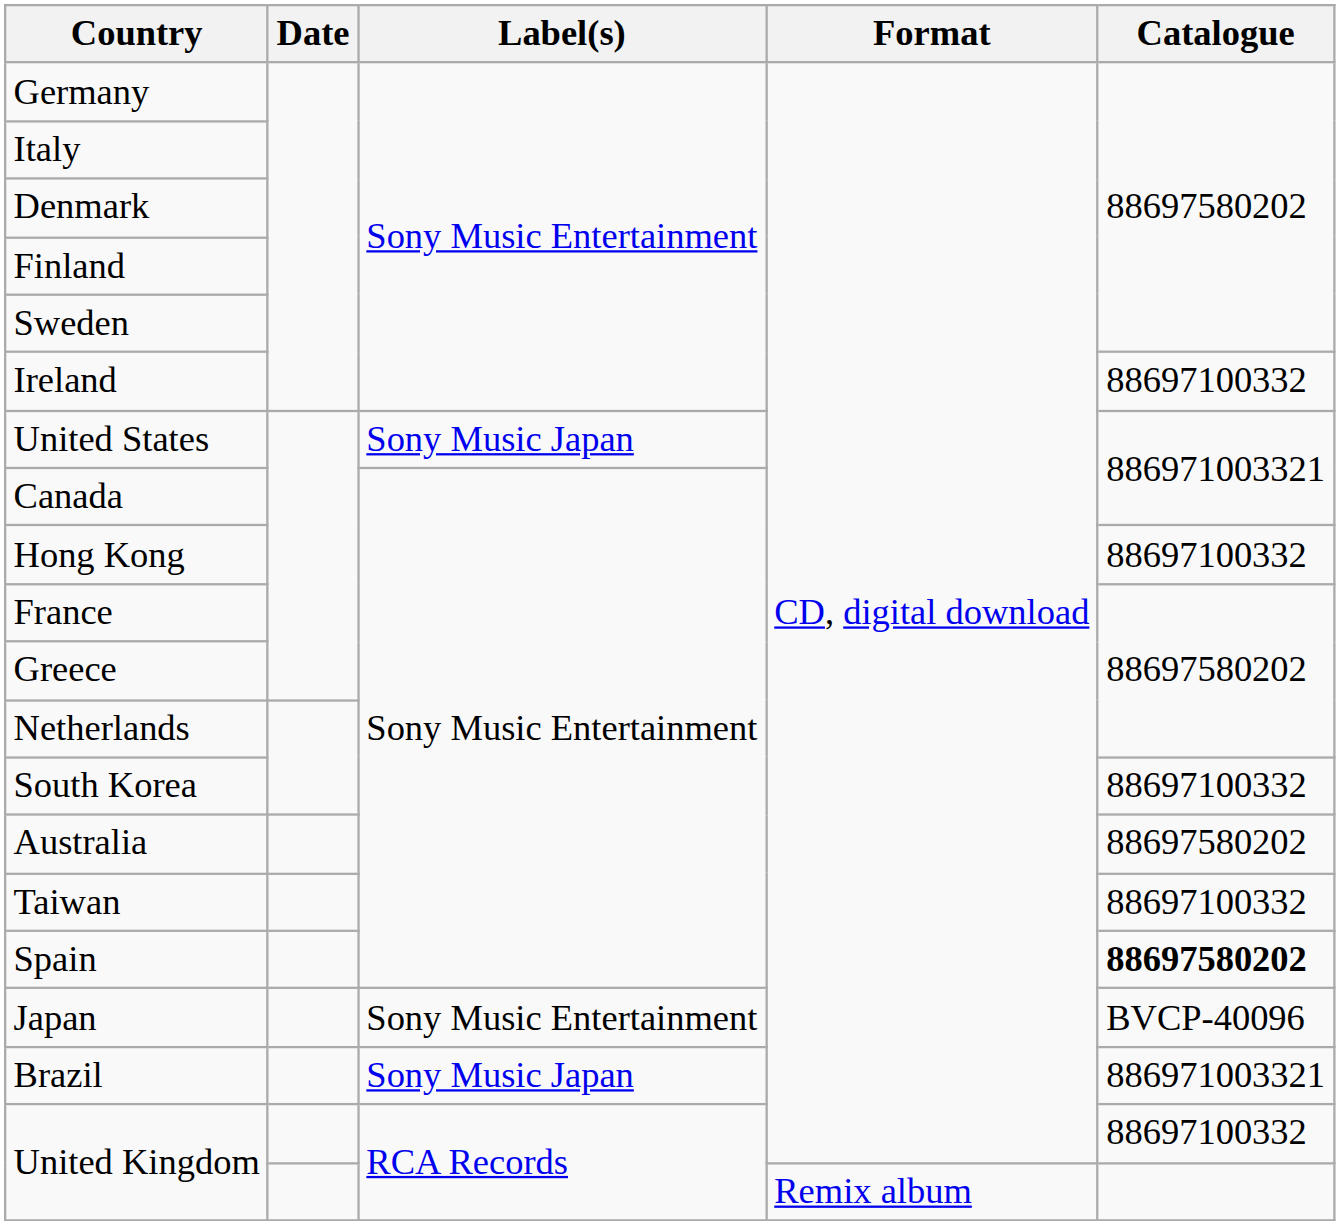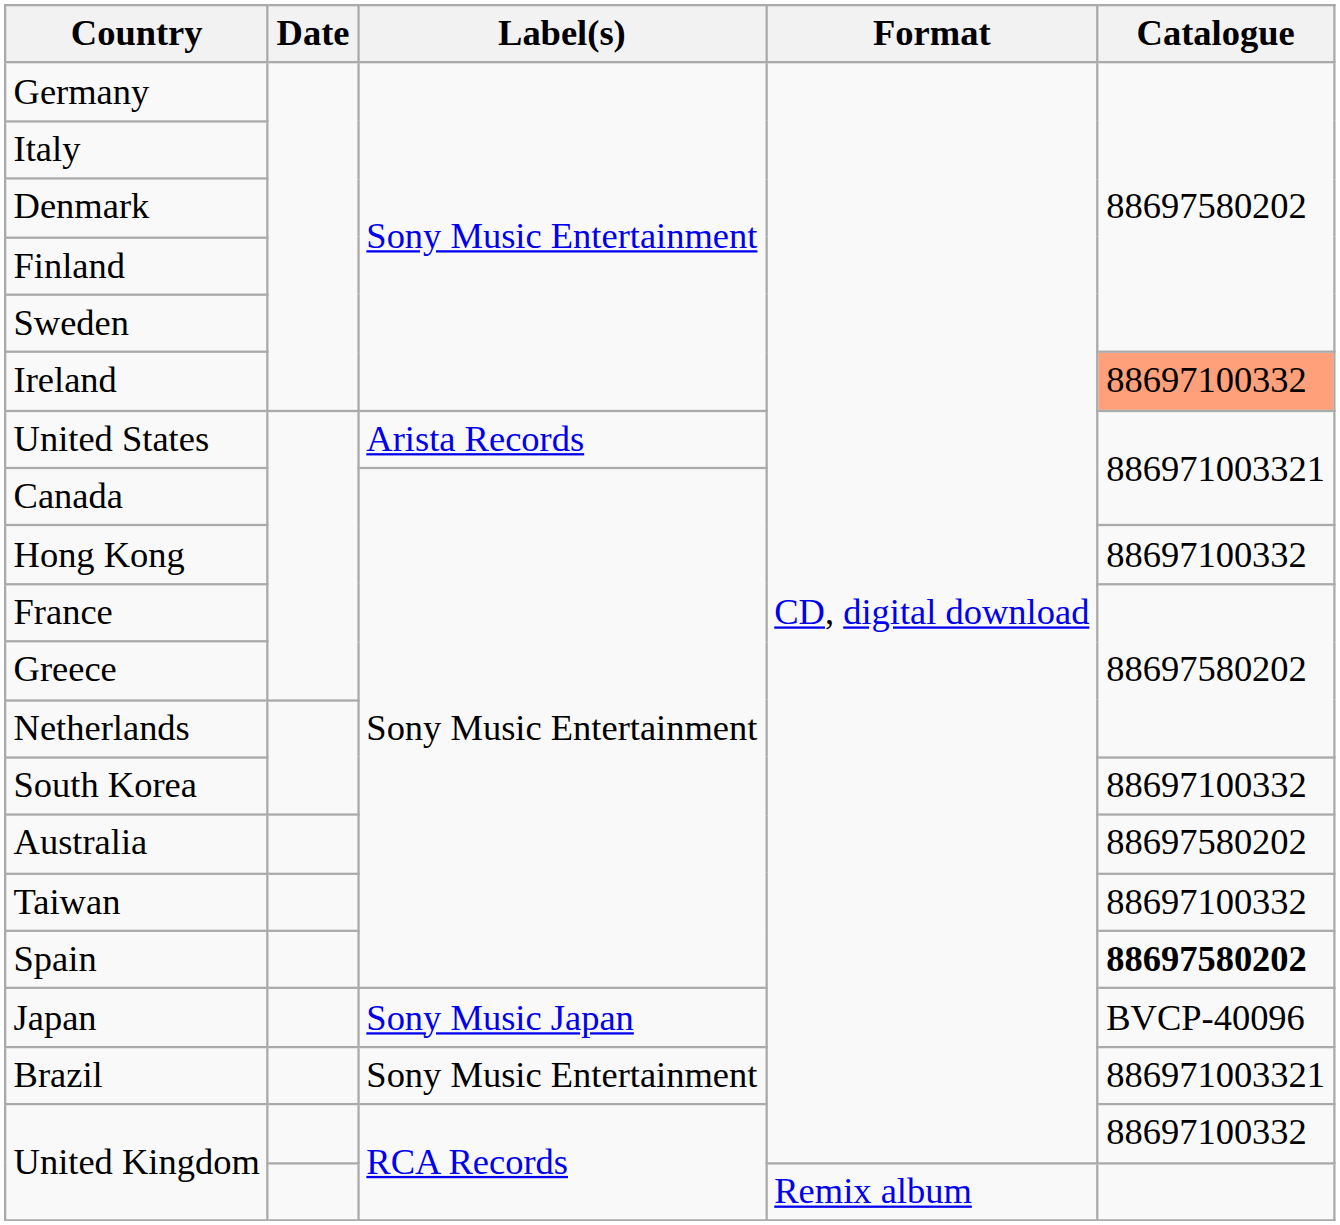(1207, 380) no background -> (1207, 380) lightsalmon background
(500, 438) Sony Music Japan -> (475, 438) Arista Records
(562, 1016) Sony Music Entertainment -> (500, 1016) Sony Music Japan
(500, 1074) Sony Music Japan -> (562, 1074) Sony Music Entertainment
